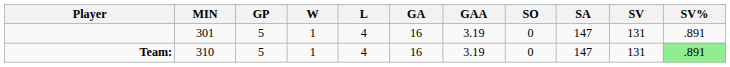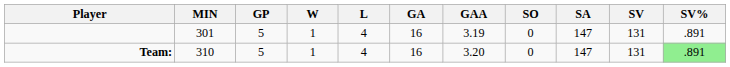(474, 52) 3.19 -> (474, 52) 3.20
